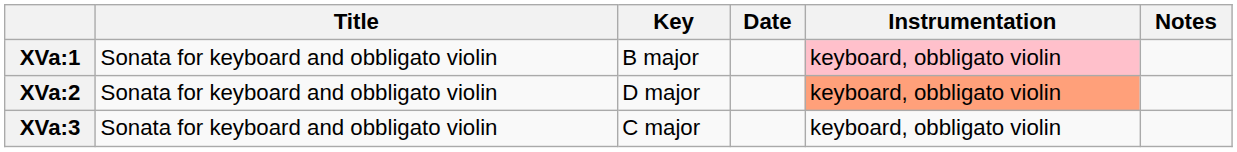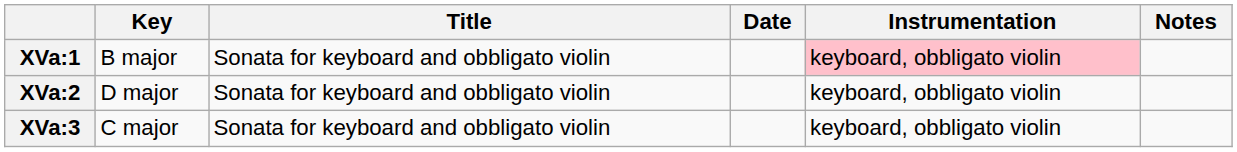columns swapped: (356, 22) <-> (674, 22)
(936, 92) lightsalmon background -> (936, 92) no background
